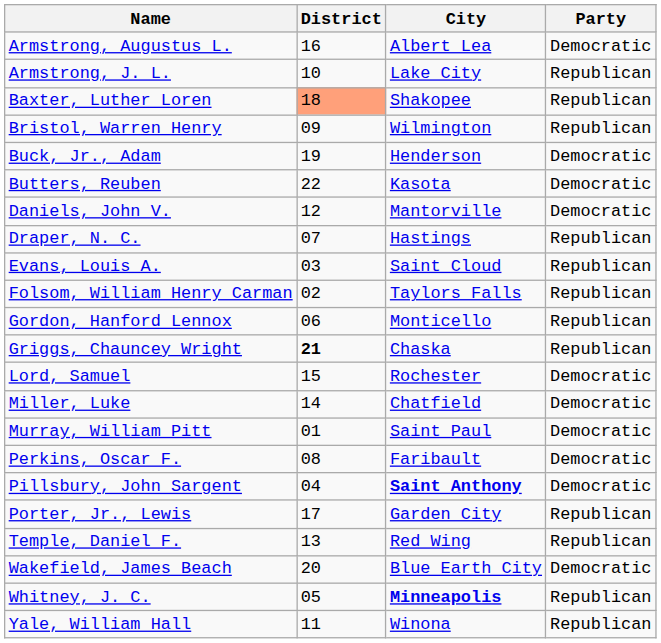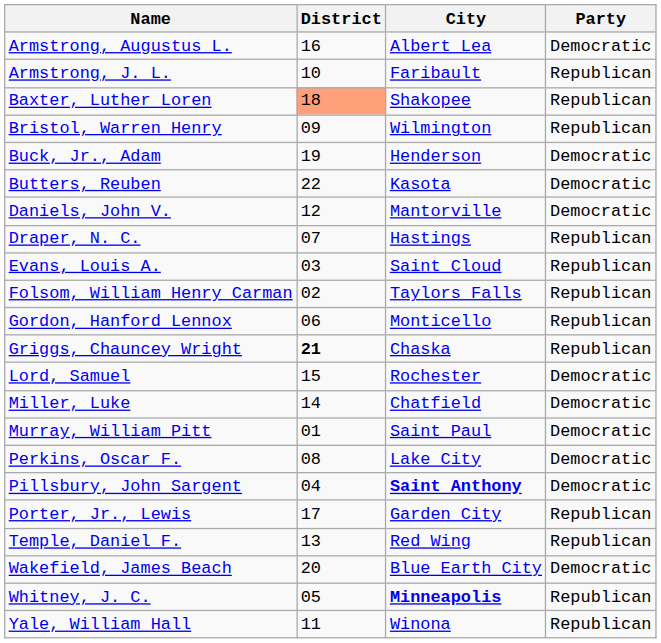(436, 74) Lake City -> (436, 74) Faribault
(436, 459) Faribault -> (436, 459) Lake City
